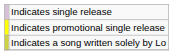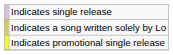rows swapped: (88, 28) <-> (89, 43)
